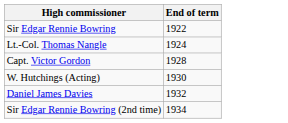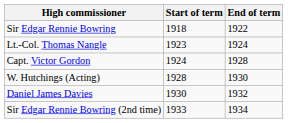+ column: (194, 12)
